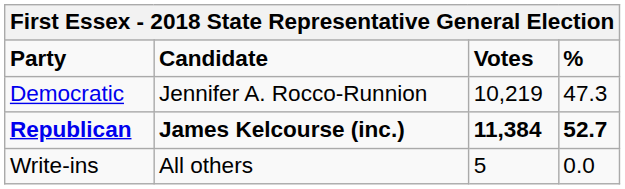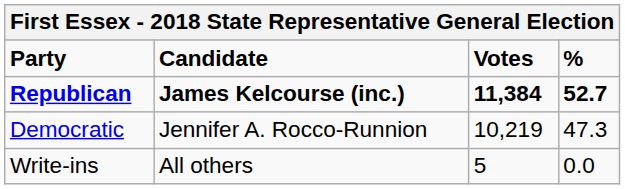rows swapped: (71, 129) <-> (67, 93)
